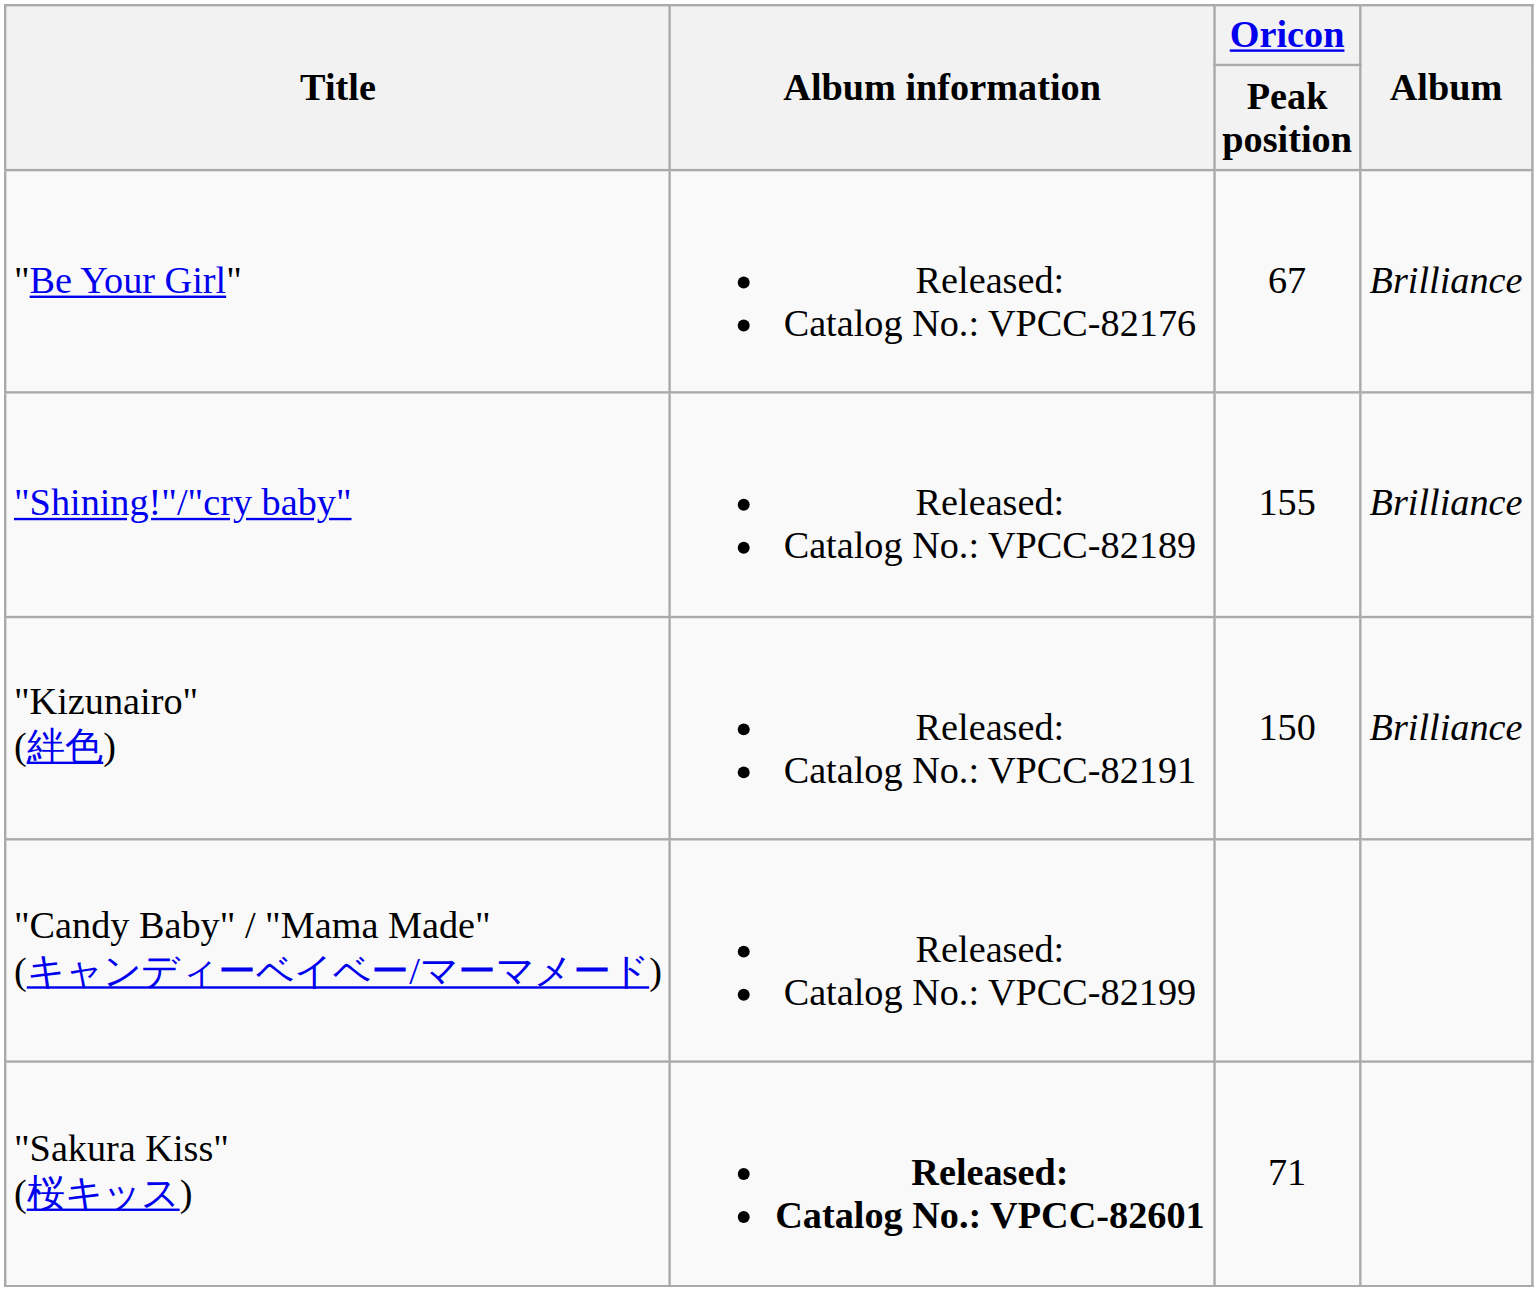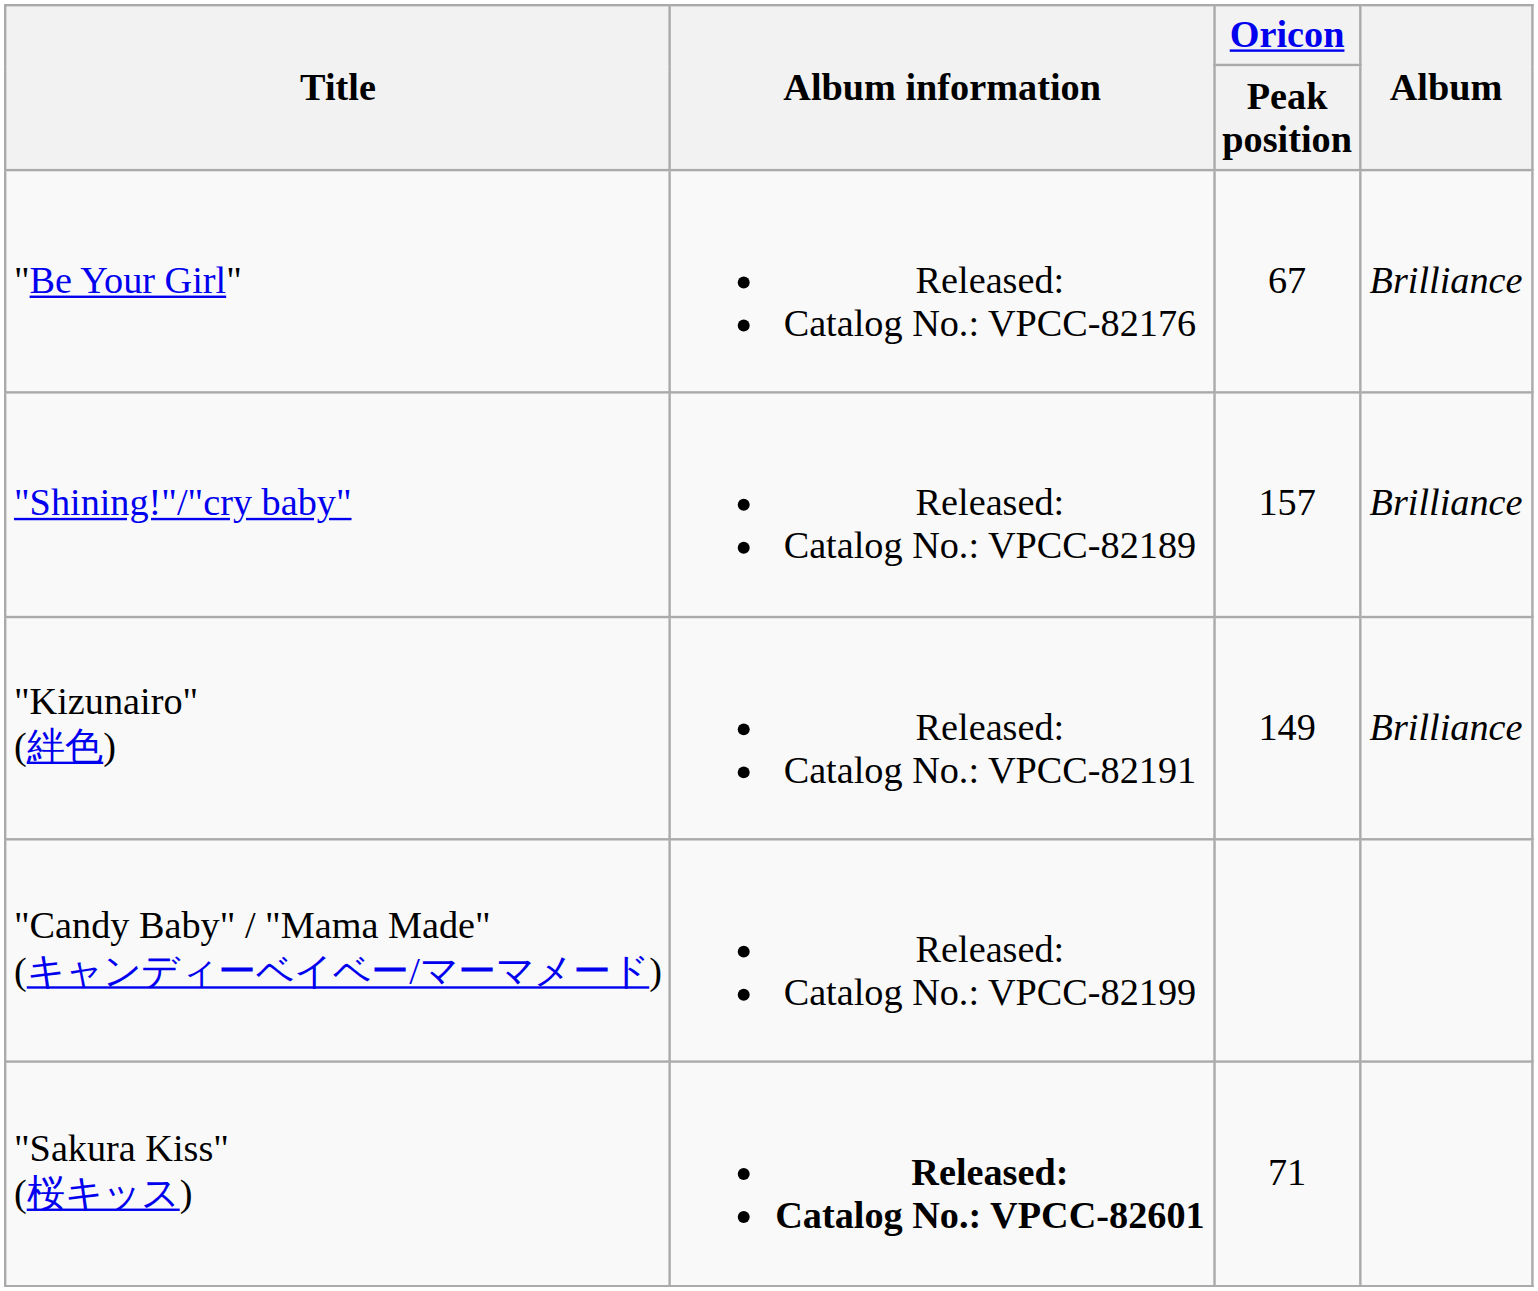(1287, 503) 155 -> (1287, 503) 157
(1287, 726) 150 -> (1287, 726) 149
